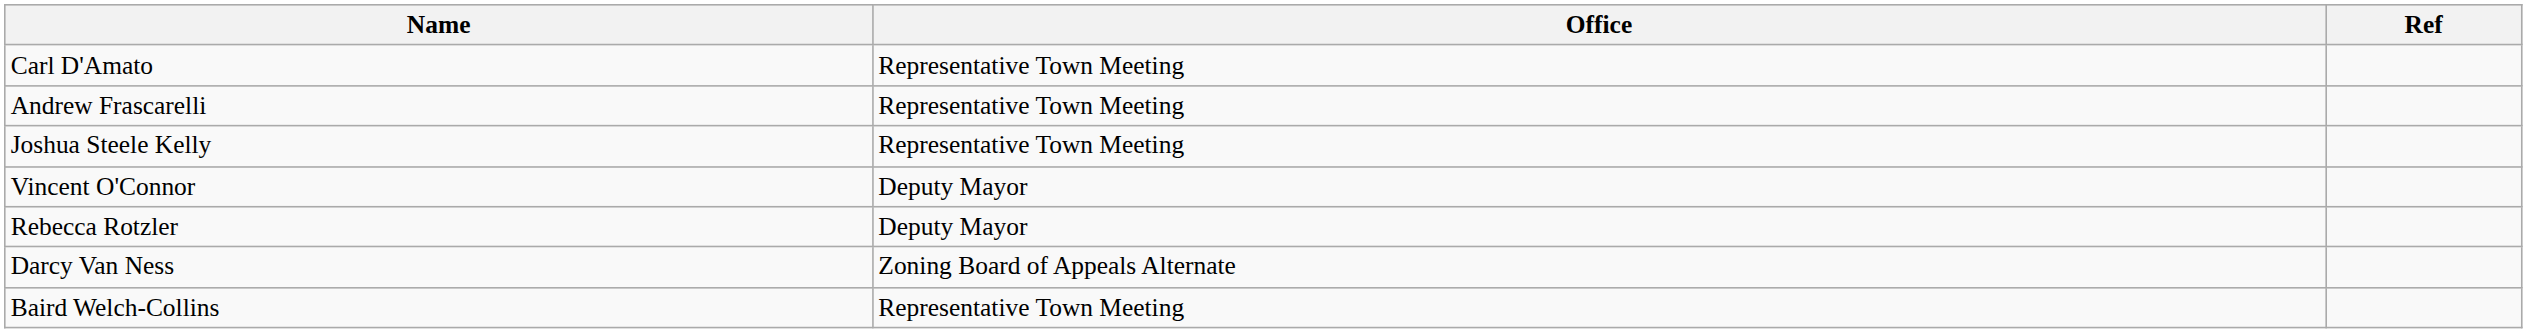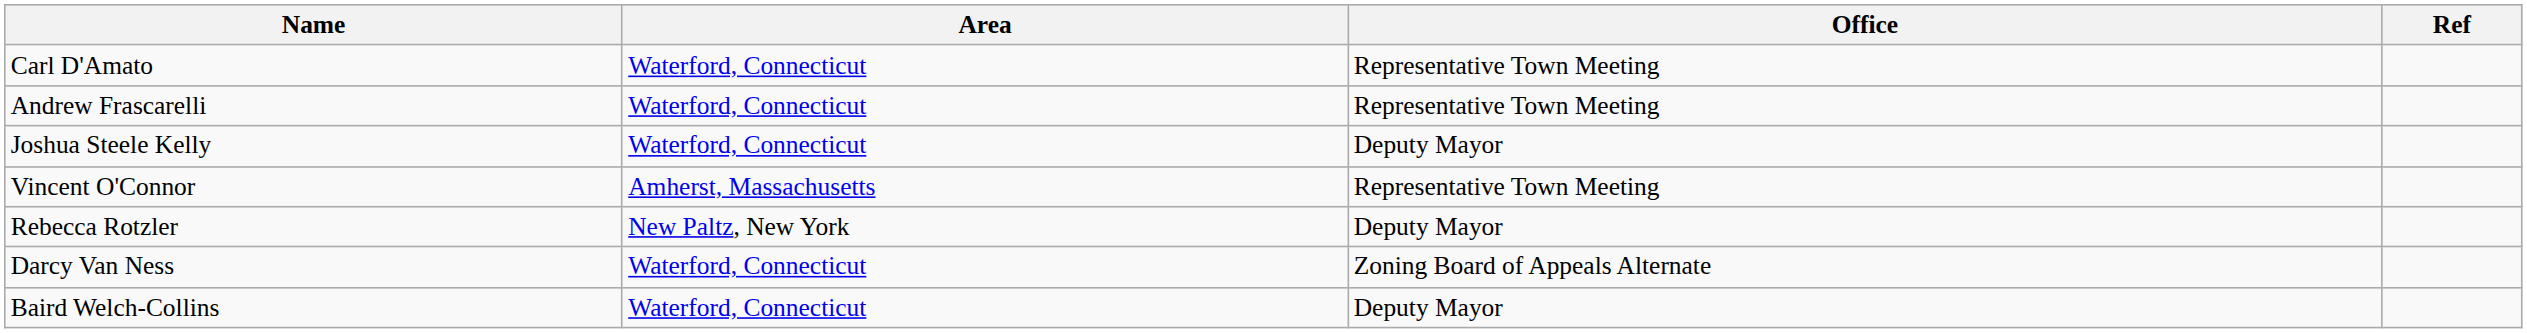+ column: (985, 24)
(1031, 145) Representative Town Meeting -> (1428, 145) Deputy Mayor
(953, 186) Deputy Mayor -> (1507, 186) Representative Town Meeting
(1031, 307) Representative Town Meeting -> (1428, 307) Deputy Mayor
